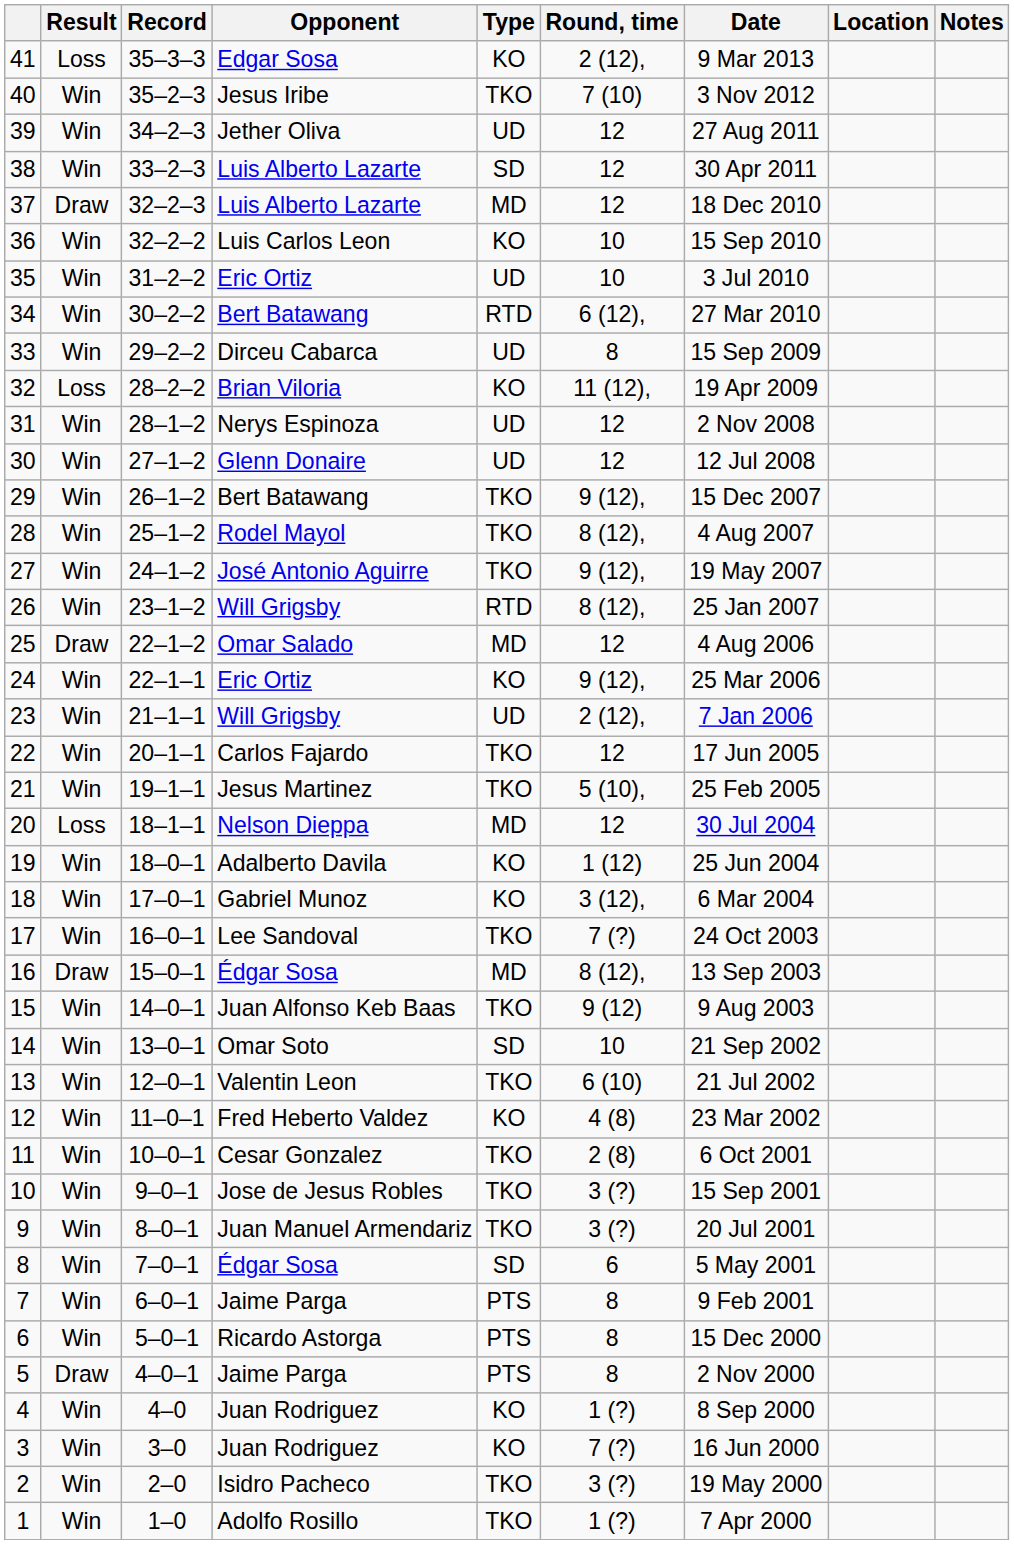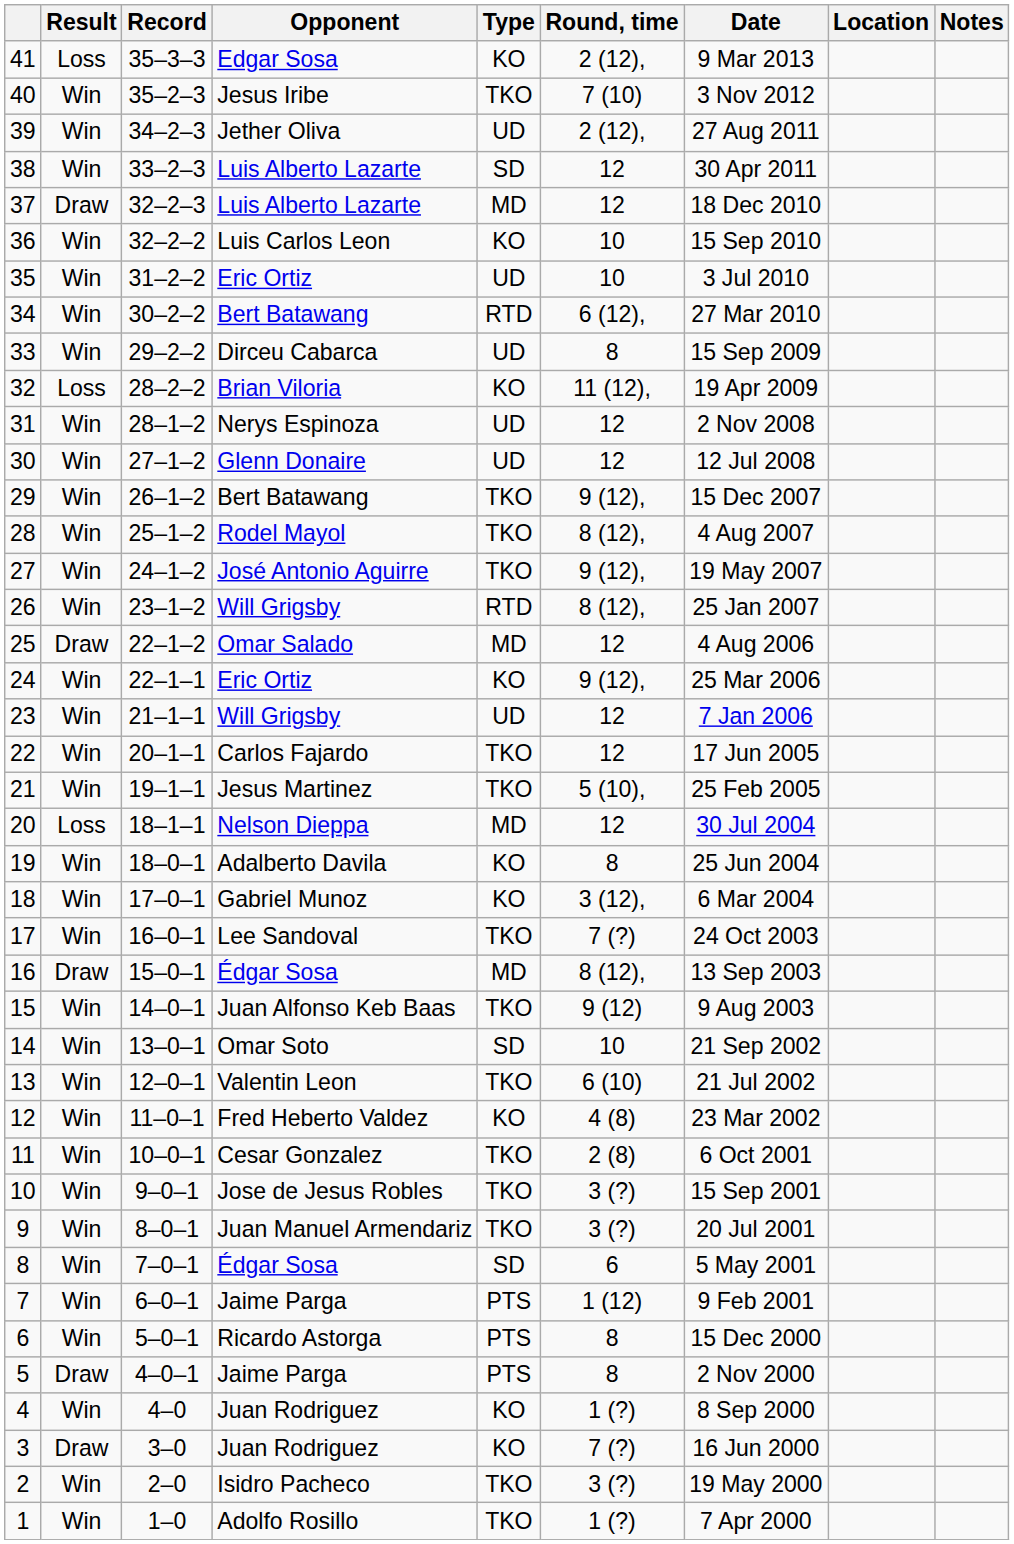(612, 132) 12 -> (612, 132) 2 (12),
(612, 717) 2 (12), -> (612, 717) 12
(612, 863) 1 (12) -> (612, 863) 8
(612, 1301) 8 -> (612, 1301) 1 (12)
(81, 1447) Win -> (81, 1447) Draw
